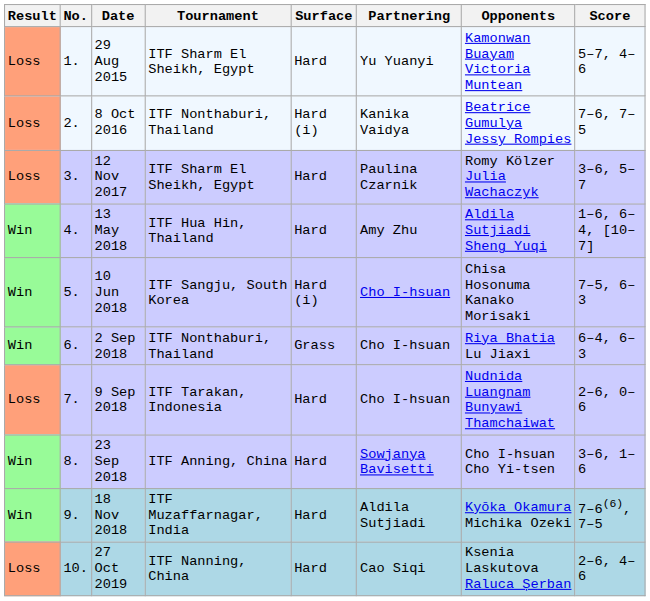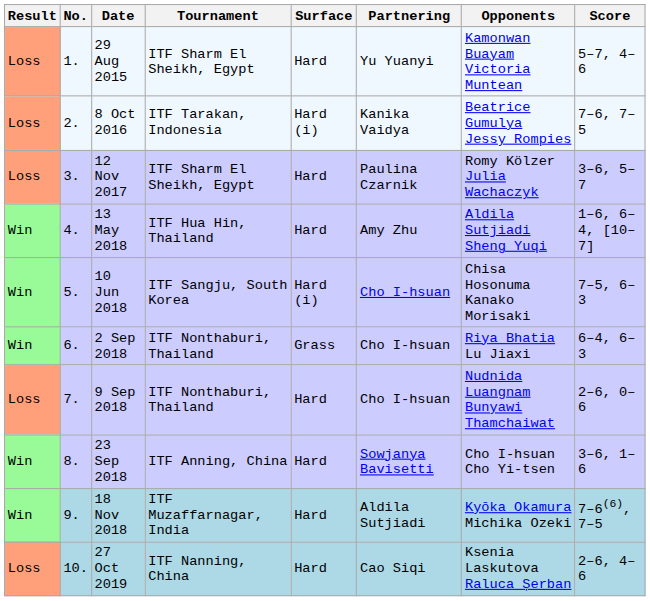(210, 123) ITF Nonthaburi, Thailand -> (197, 123) ITF Tarakan, Indonesia
(197, 400) ITF Tarakan, Indonesia -> (210, 400) ITF Nonthaburi, Thailand
